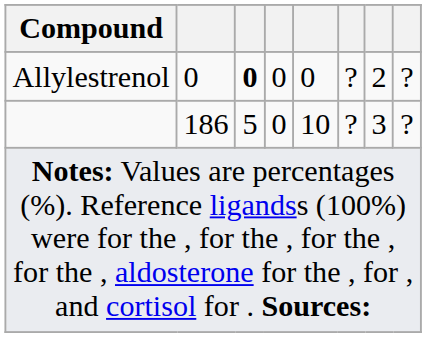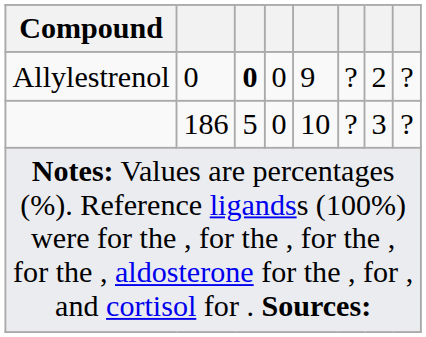(308, 76) 0 -> (308, 76) 9
